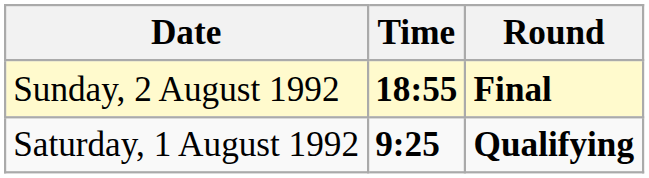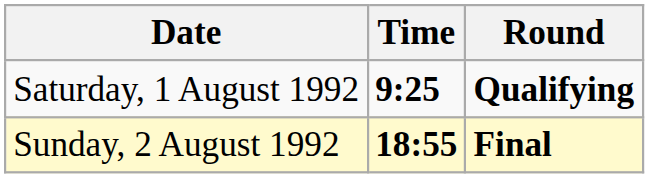rows swapped: (186, 144) <-> (176, 88)
